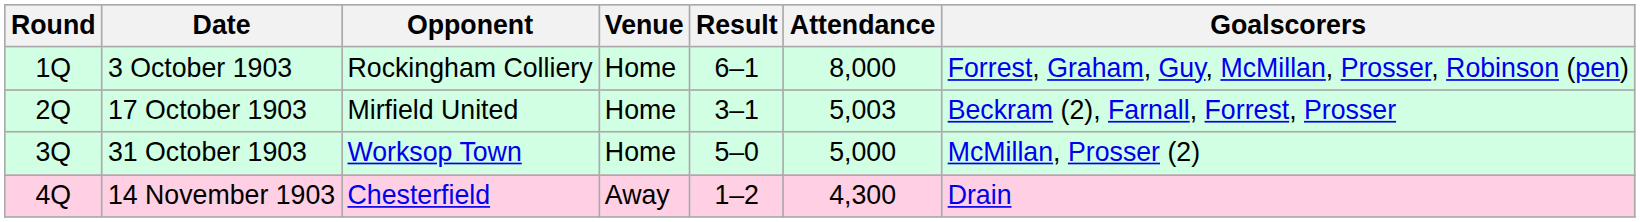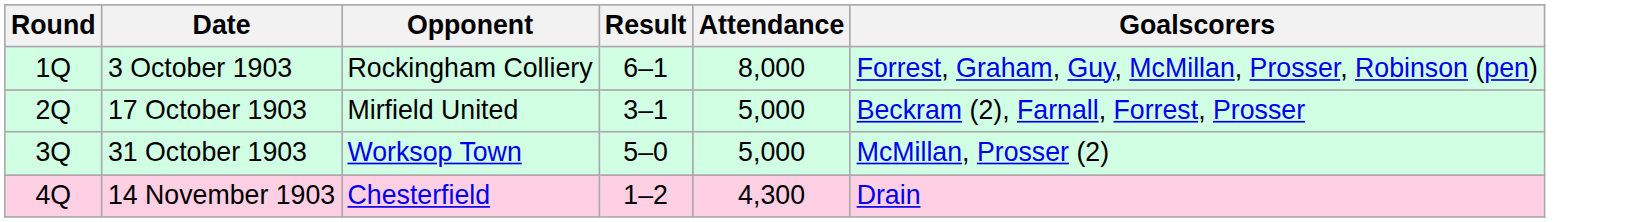- column: (644, 25)
(863, 110) 5,003 -> (772, 110) 5,000
